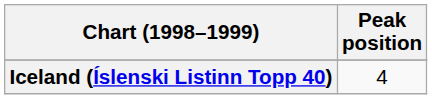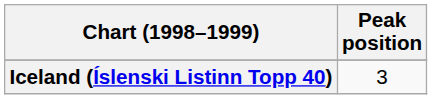(382, 76) 4 -> (382, 76) 3
